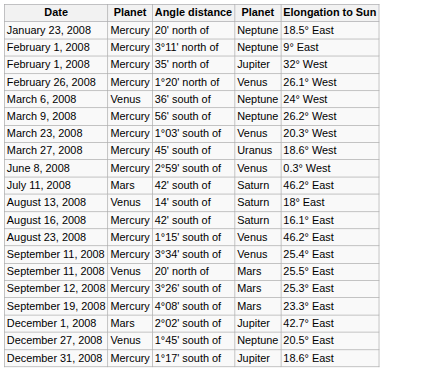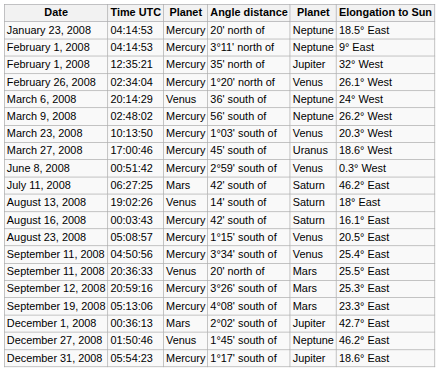+ column: (136, 13)
(308, 237) 46.2° East -> (364, 237) 20.5° East
(308, 340) 20.5° East -> (364, 340) 46.2° East
